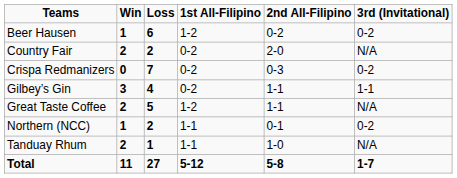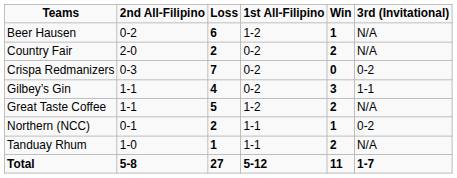columns swapped: (131, 13) <-> (309, 13)
(366, 32) 0-2 -> (367, 32) N/A
